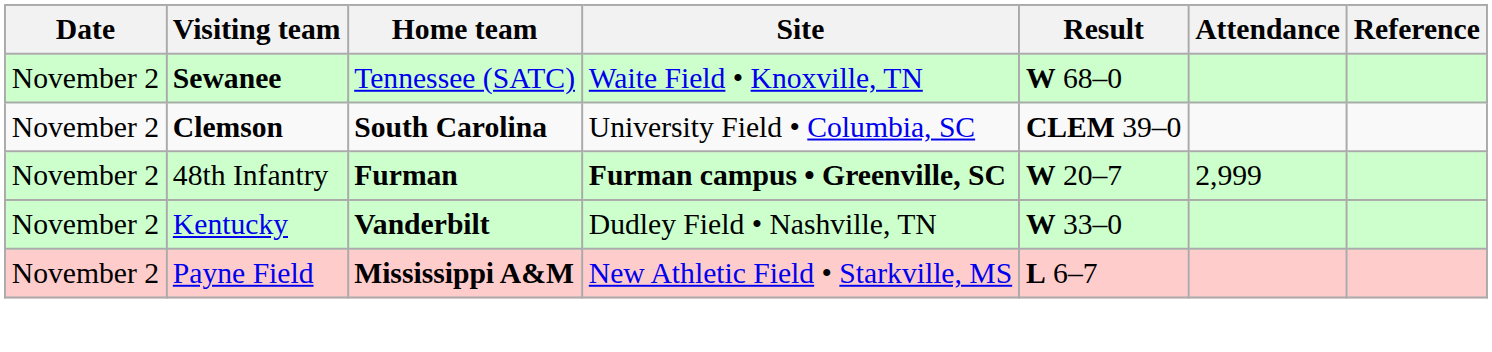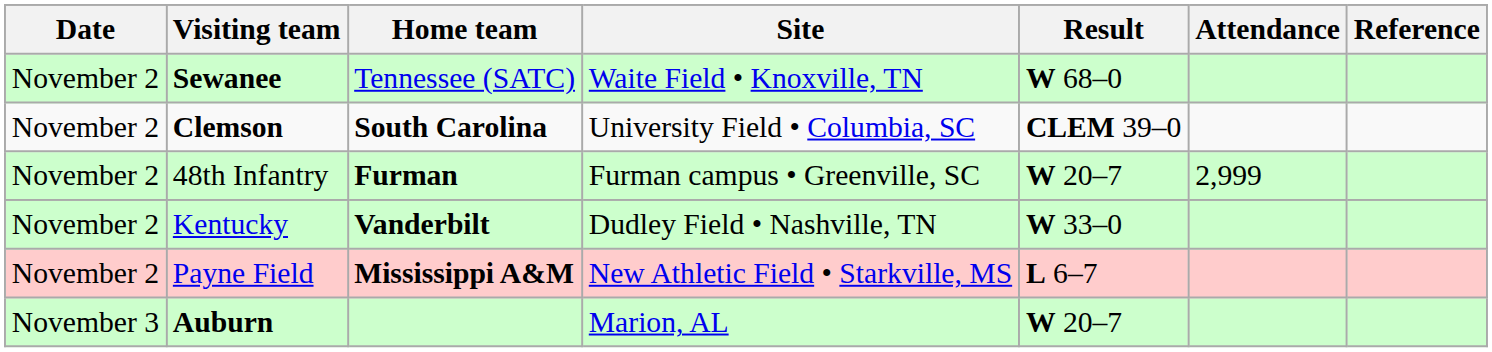(797, 175) bold -> (784, 175) normal
+ row: (223, 322)
